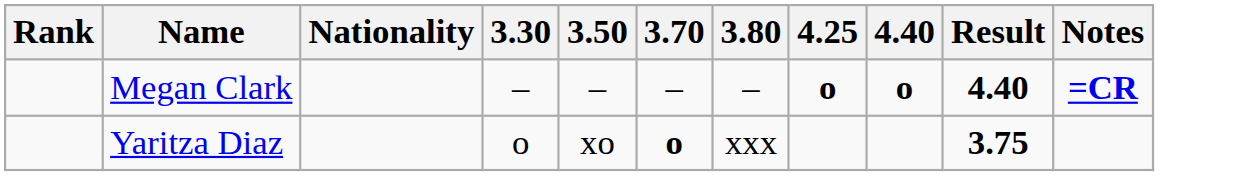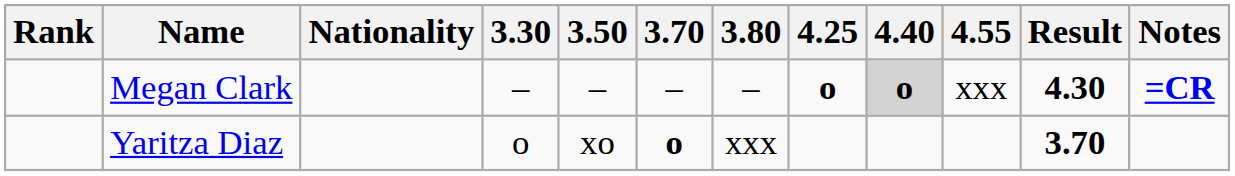+ column: (981, 32)
(905, 87) no background -> (905, 87) lightgrey background
(998, 87) 4.40 -> (1075, 87) 4.30
(998, 142) 3.75 -> (1075, 142) 3.70
